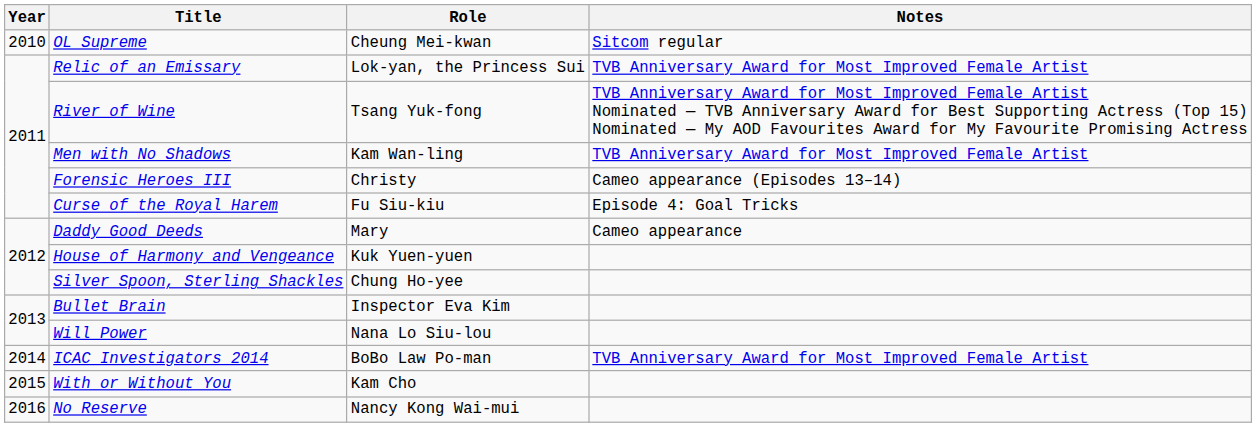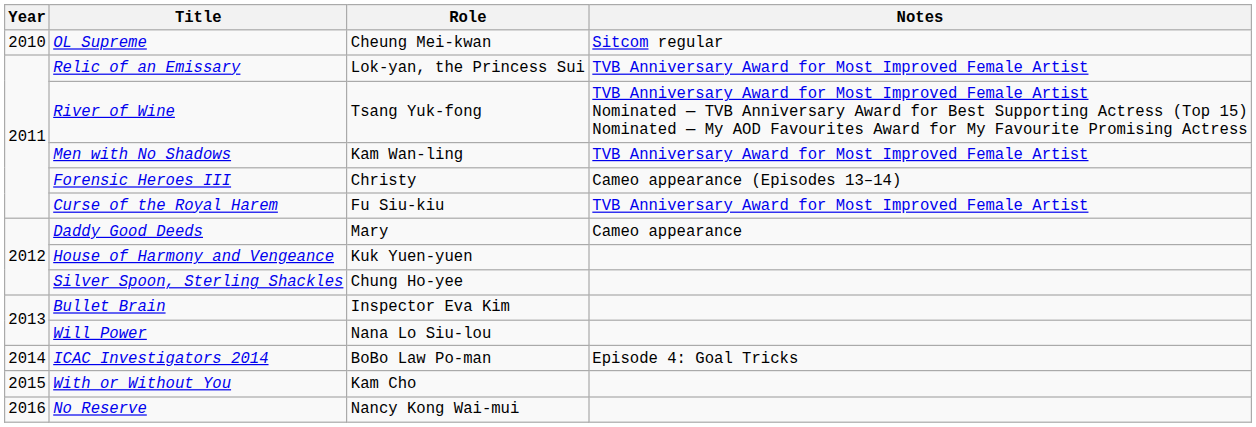(695, 206) Episode 4: Goal Tricks -> (840, 206) TVB Anniversary Award for Most Improved Female Artist
(840, 358) TVB Anniversary Award for Most Improved Female Artist -> (695, 358) Episode 4: Goal Tricks
